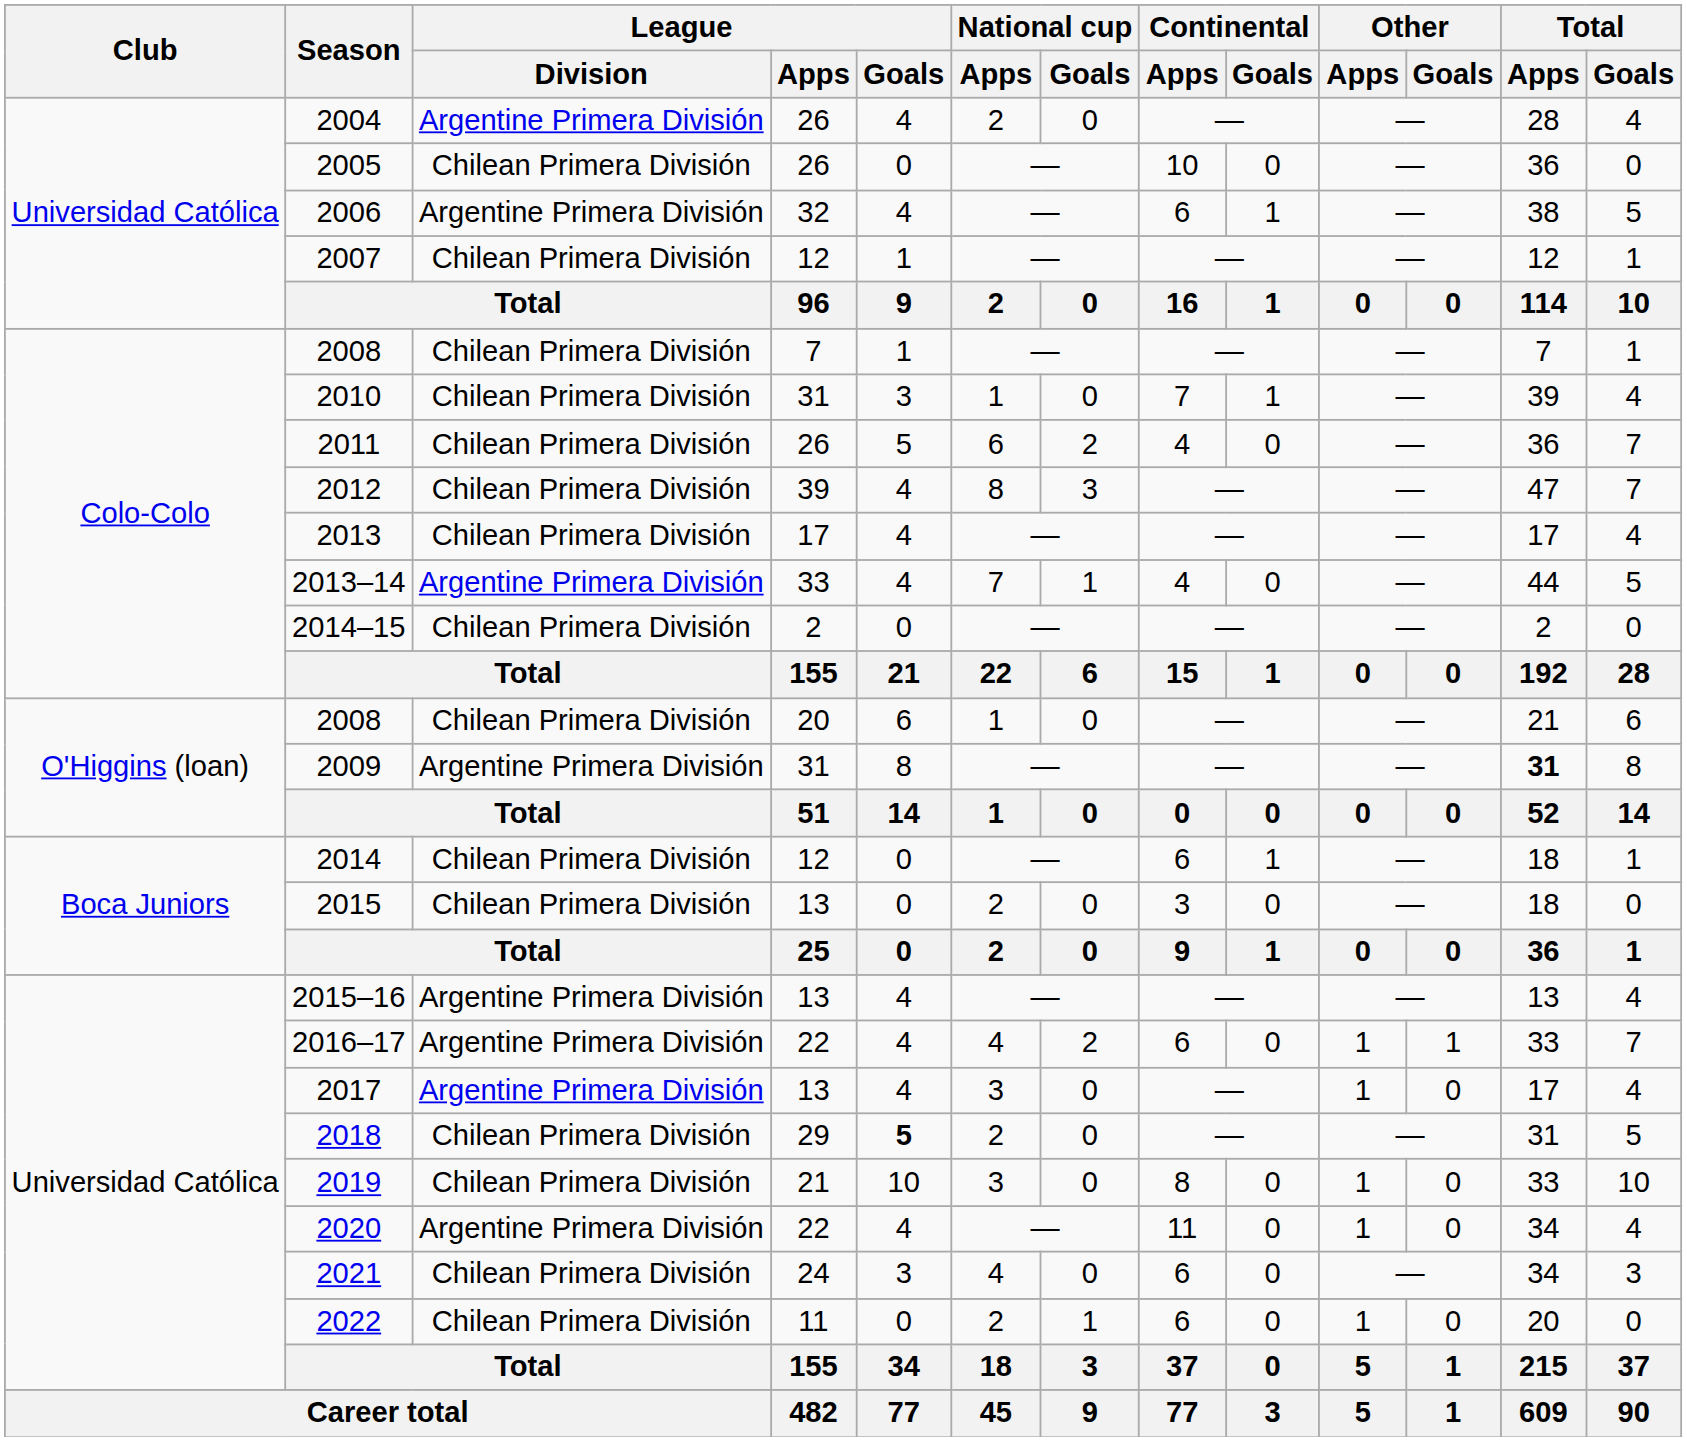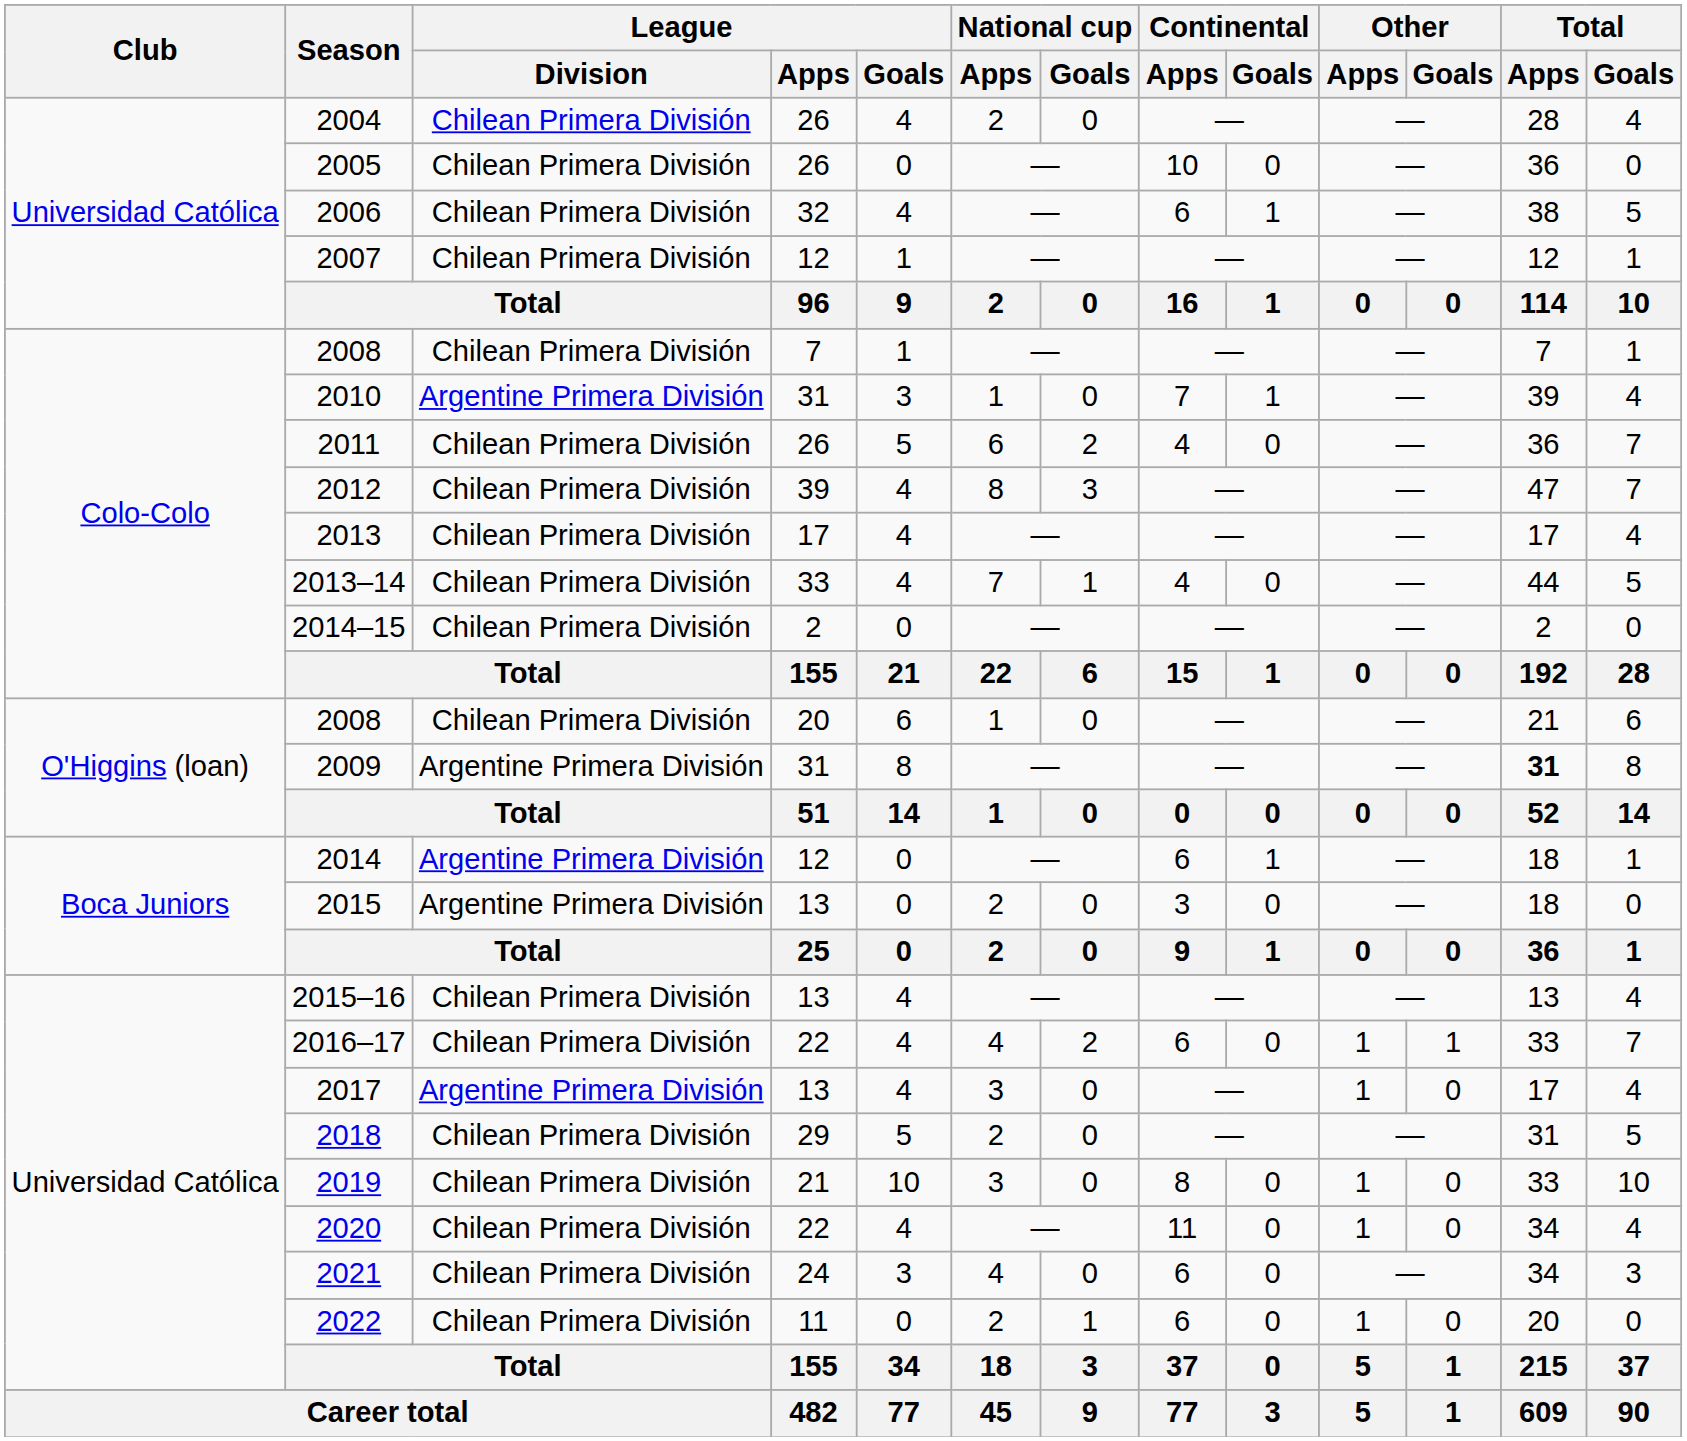(591, 119) Argentine Primera División -> (591, 119) Chilean Primera División
(591, 212) Argentine Primera División -> (591, 212) Chilean Primera División
(591, 397) Chilean Primera División -> (591, 397) Argentine Primera División
(591, 581) Argentine Primera División -> (591, 581) Chilean Primera División
(591, 858) Chilean Primera División -> (591, 858) Argentine Primera División
(591, 905) Chilean Primera División -> (591, 905) Argentine Primera División
(591, 997) Argentine Primera División -> (591, 997) Chilean Primera División
(591, 1043) Argentine Primera División -> (591, 1043) Chilean Primera División
(904, 1135) bold -> (904, 1135) normal
(591, 1228) Argentine Primera División -> (591, 1228) Chilean Primera División
